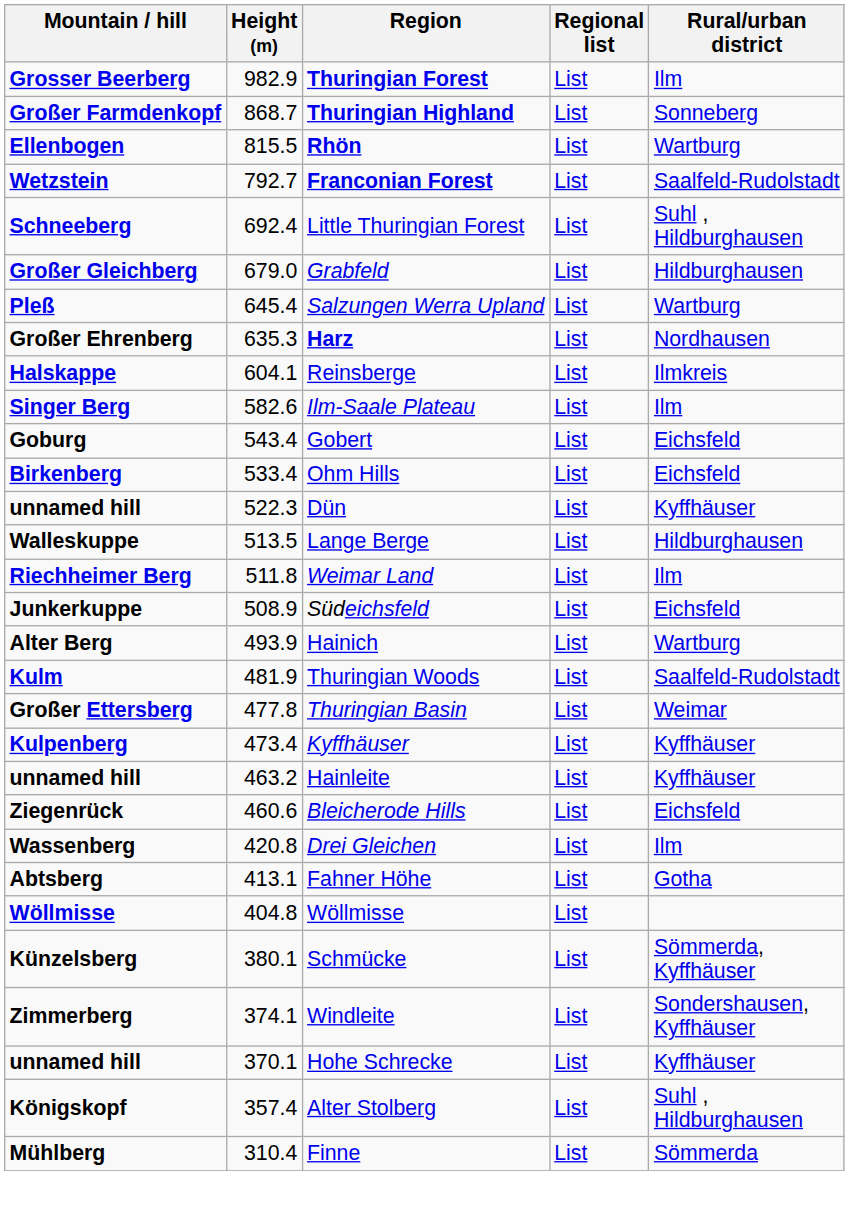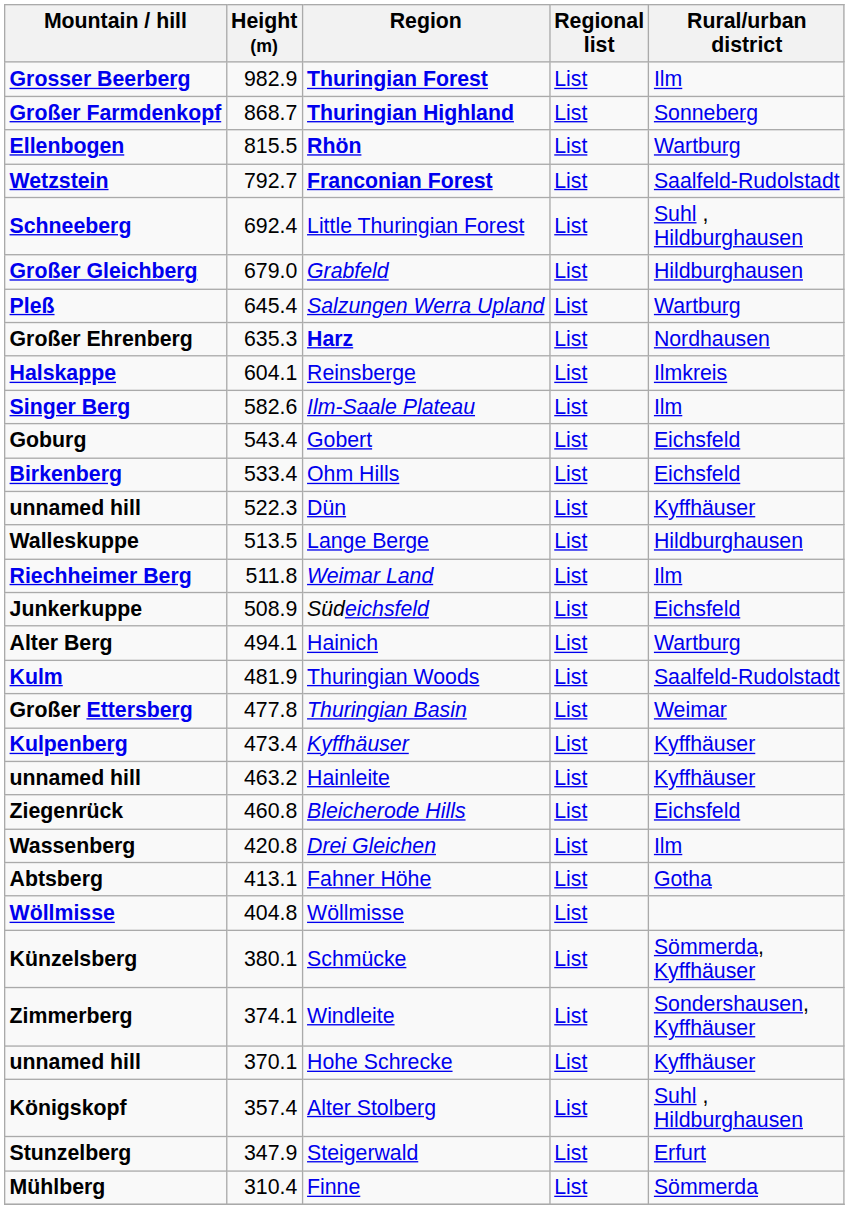(271, 642) 493.9 -> (271, 642) 494.1
(271, 811) 460.6 -> (271, 811) 460.8
+ row: (363, 1153)
